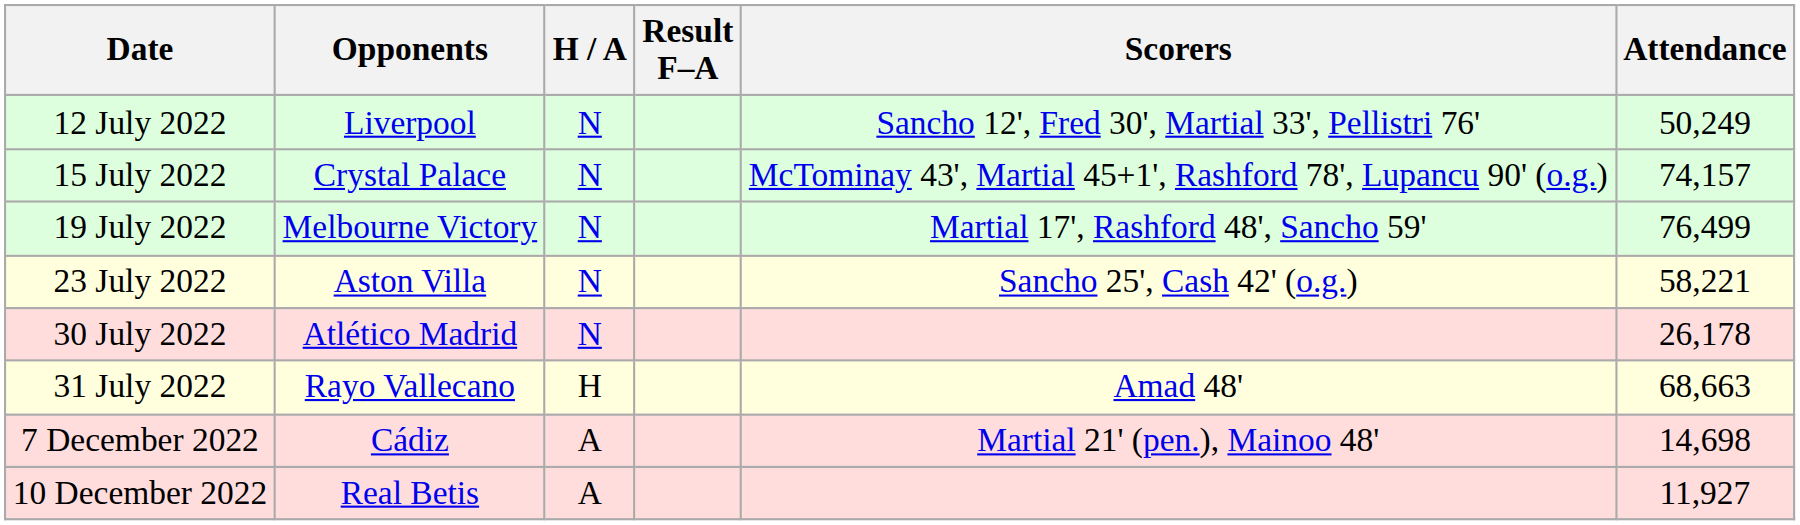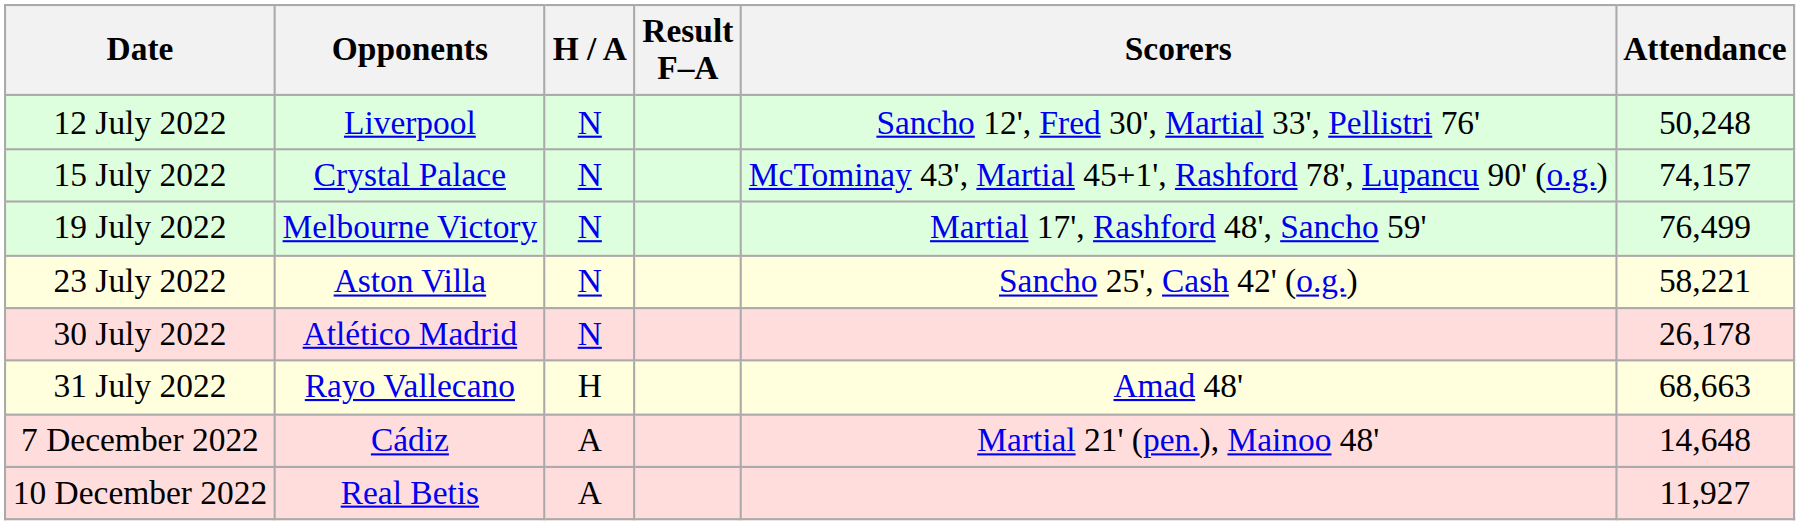(1705, 121) 50,249 -> (1705, 121) 50,248
(1705, 439) 14,698 -> (1705, 439) 14,648
